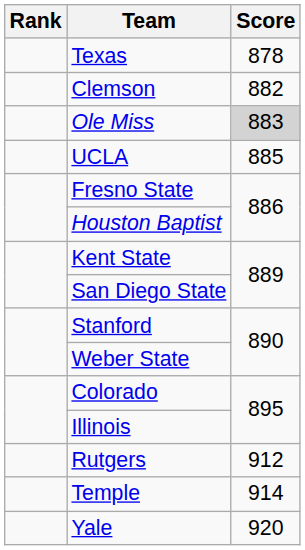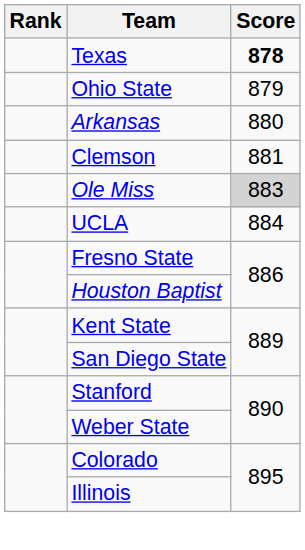(266, 55) normal -> (266, 55) bold
+ row: (122, 88)
+ row: (116, 122)
(266, 88) 882 -> (266, 156) 881
(266, 156) 885 -> (266, 223) 884
- row: (109, 460)
- row: (106, 493)
- row: (92, 527)
